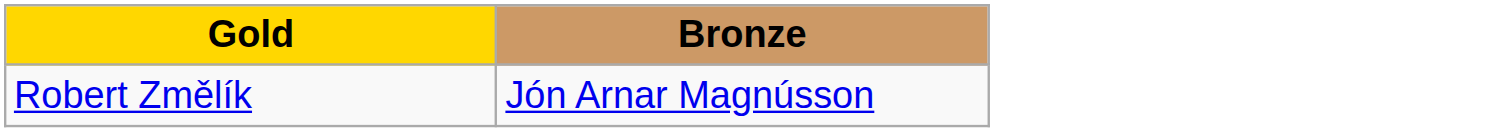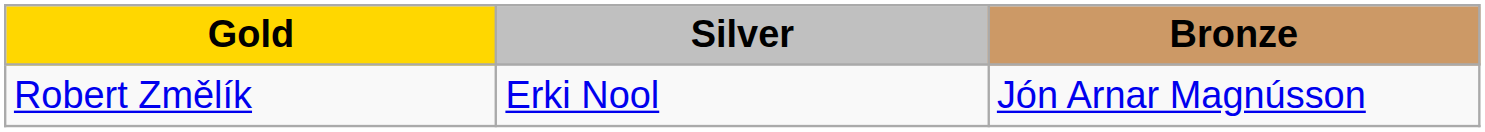+ column: (742, 34)
